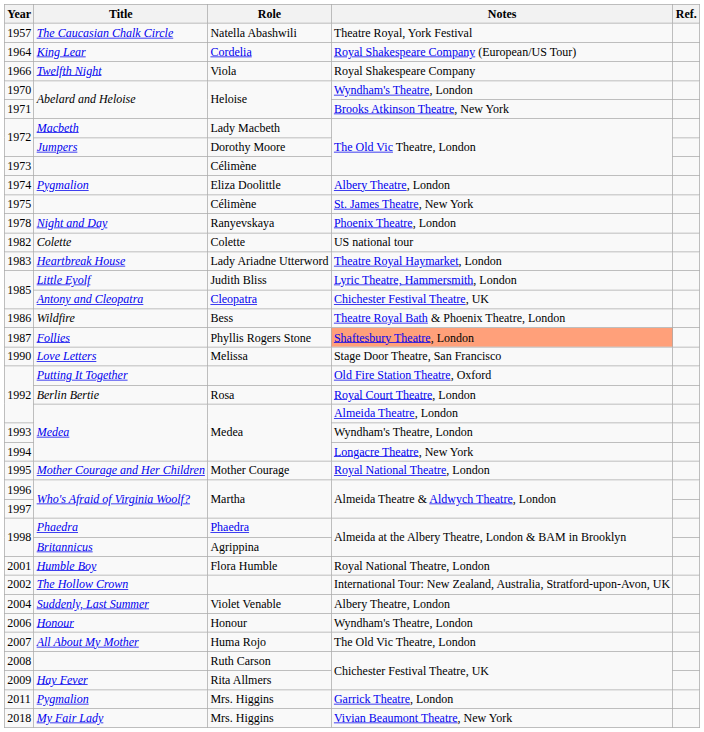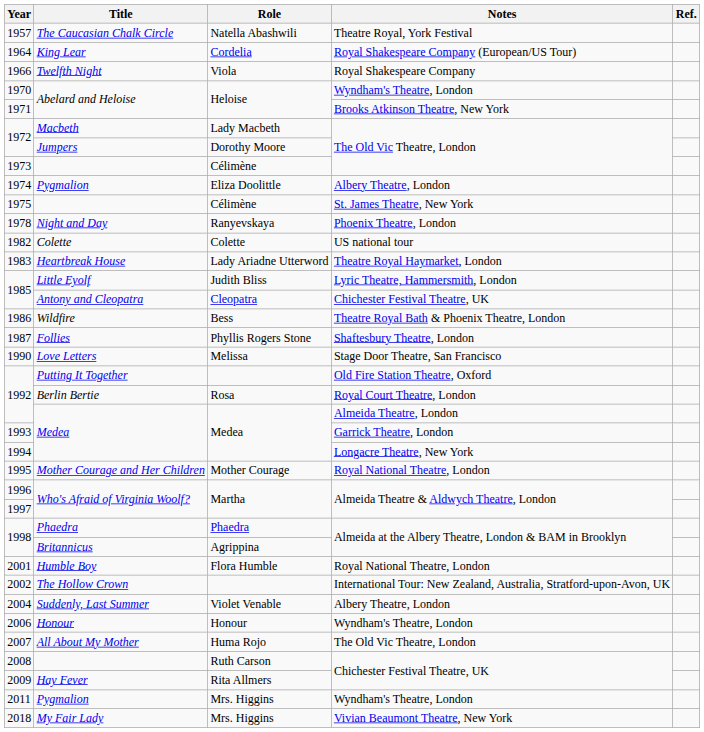(404, 337) lightsalmon background -> (404, 337) no background
(403, 432) Wyndham's Theatre, London -> (394, 432) Garrick Theatre, London
(394, 699) Garrick Theatre, London -> (403, 699) Wyndham's Theatre, London
